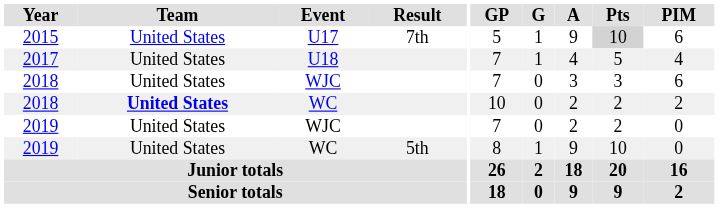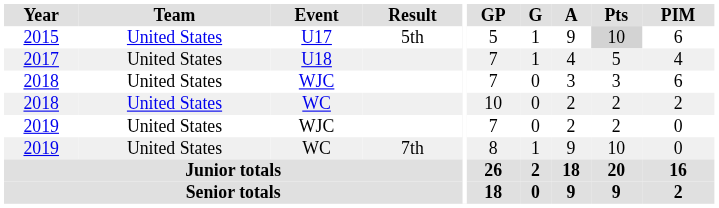(417, 37) 7th -> (412, 37) 5th
(177, 103) bold -> (175, 103) normal
(417, 148) 5th -> (412, 148) 7th
